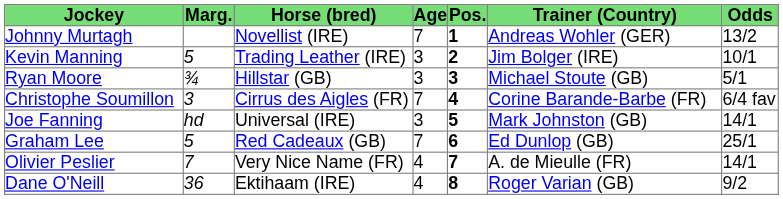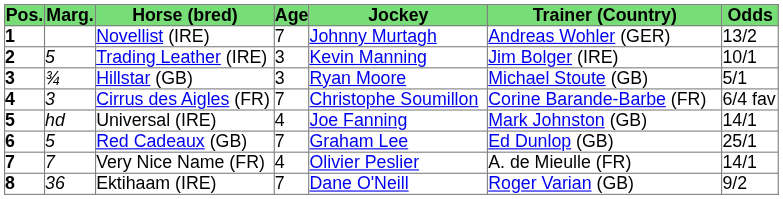columns swapped: (468, 15) <-> (94, 15)
(419, 120) 3 -> (280, 120) 4
(419, 183) 4 -> (280, 183) 7
